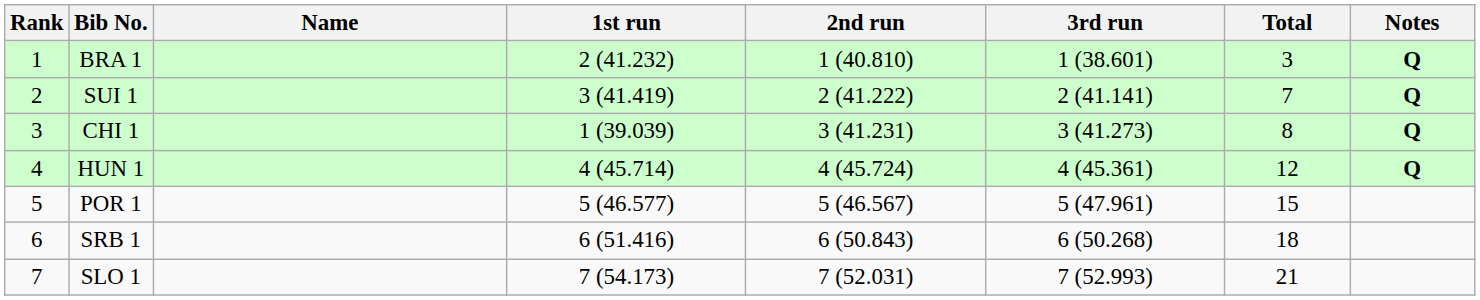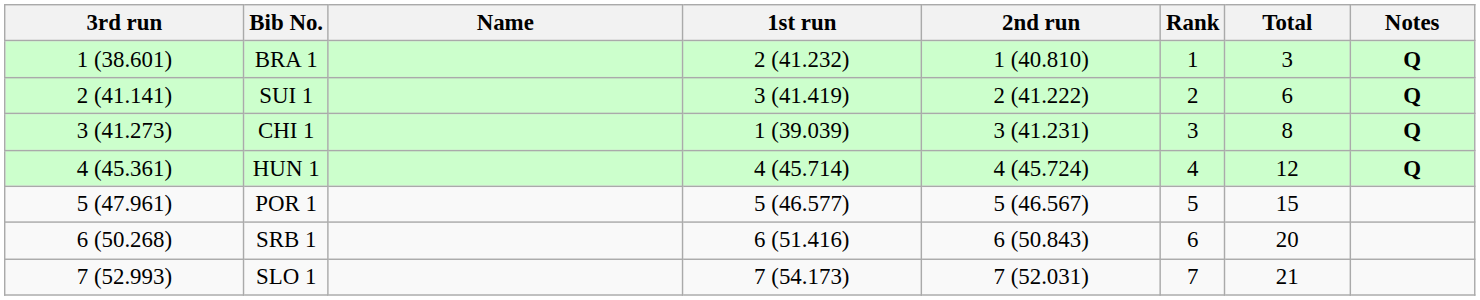columns swapped: (37, 22) <-> (1105, 22)
(1287, 95) 7 -> (1287, 95) 6
(1287, 240) 18 -> (1287, 240) 20
